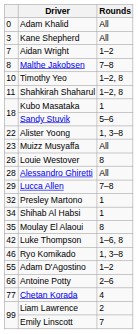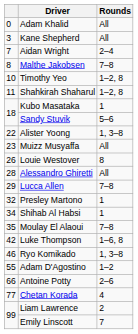(106, 51) 1–2 -> (106, 51) 2–4
(102, 227) 8 -> (106, 227) 7–8
